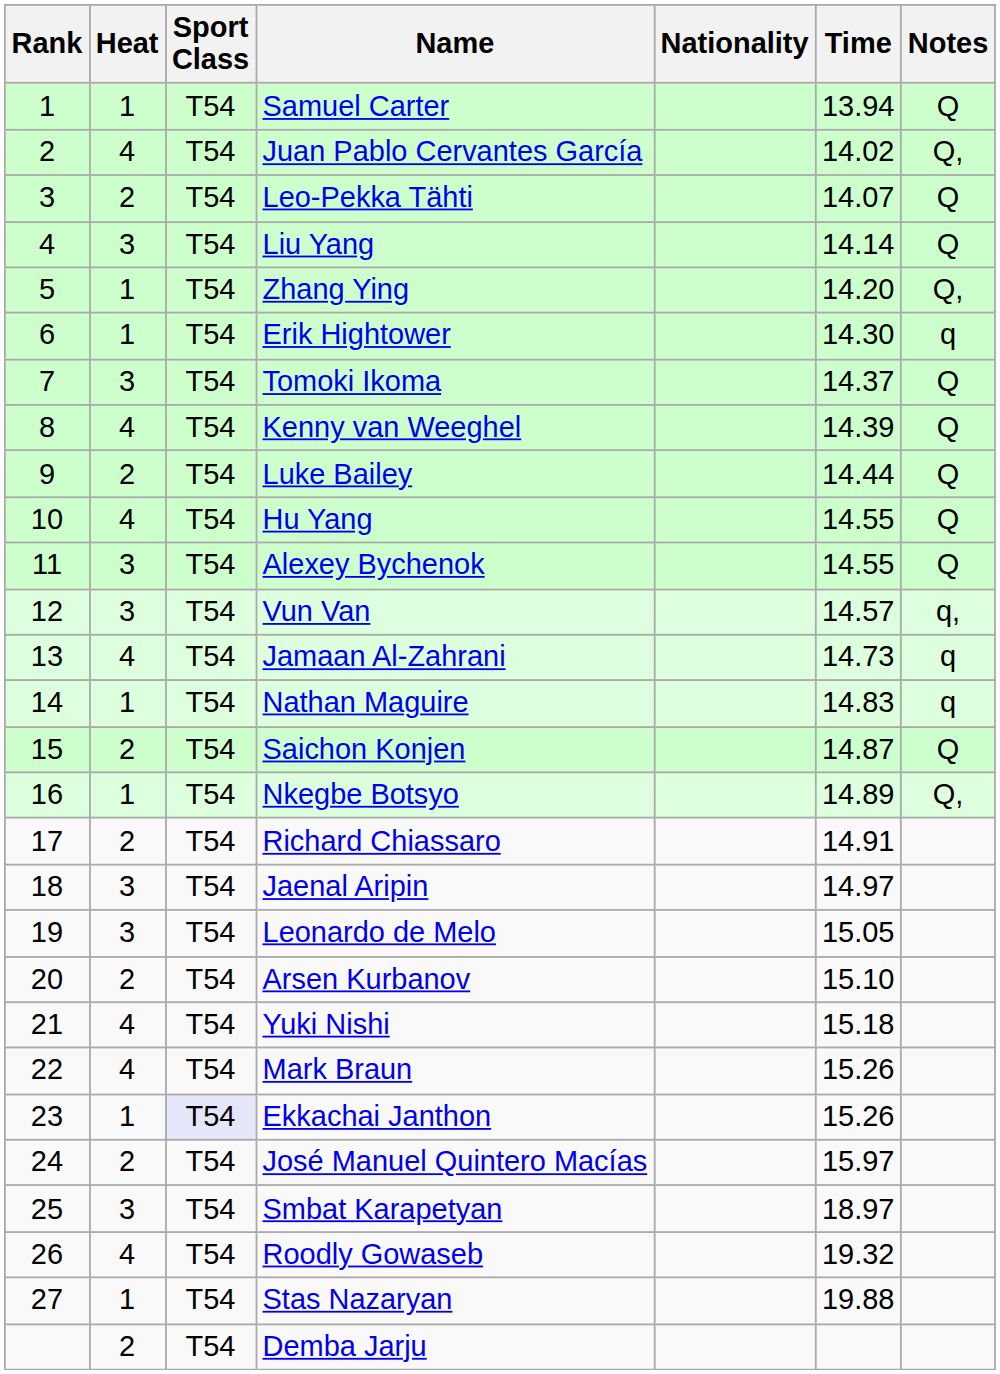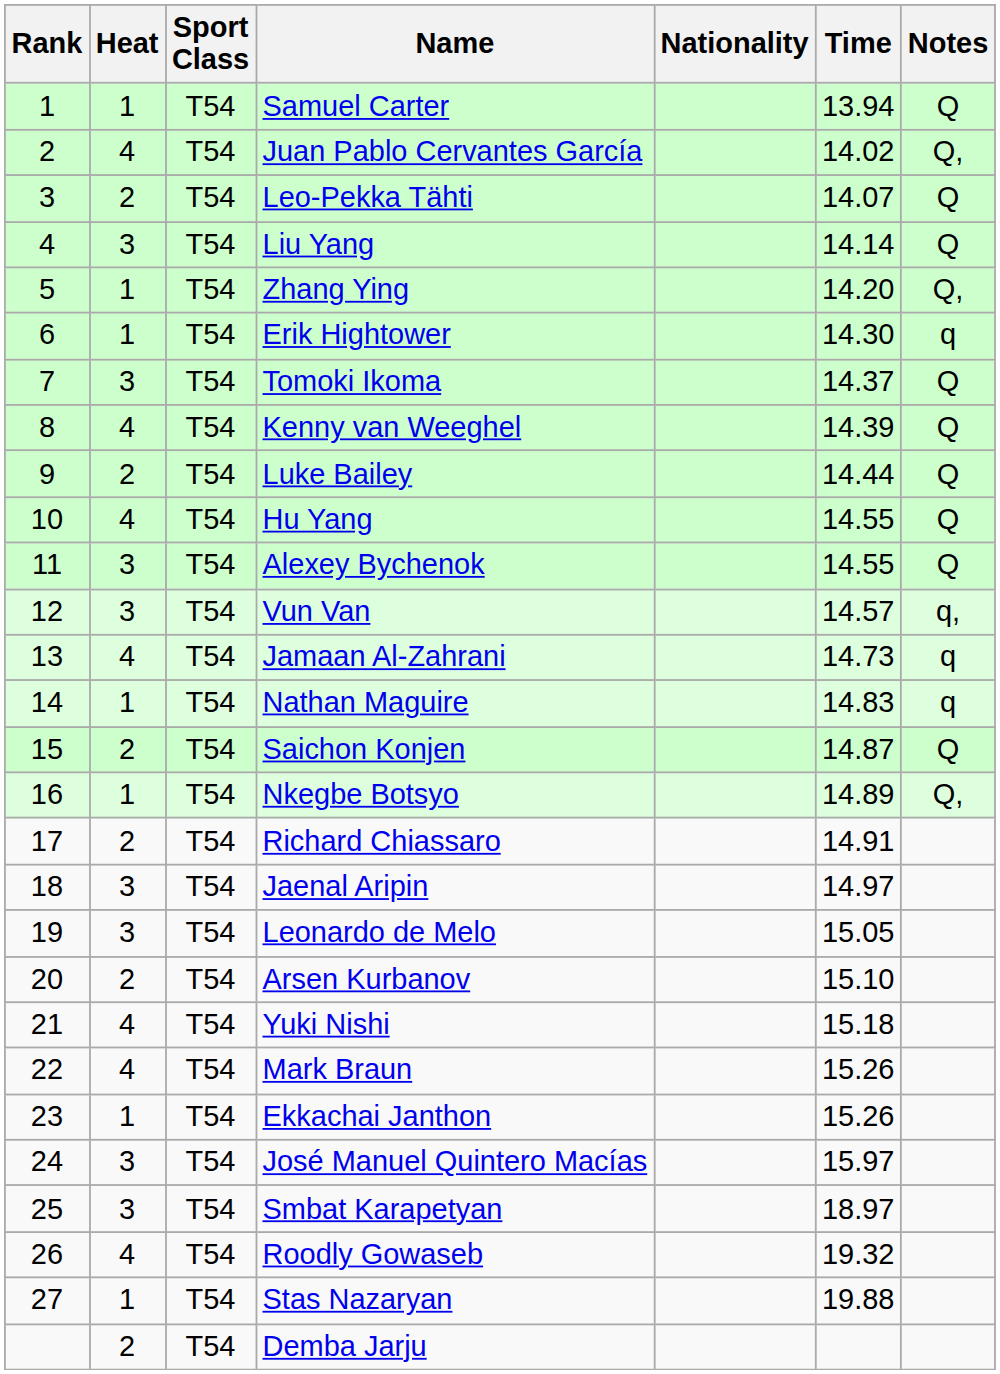(211, 1116) lavender background -> (211, 1116) no background
(127, 1162) 2 -> (127, 1162) 3
